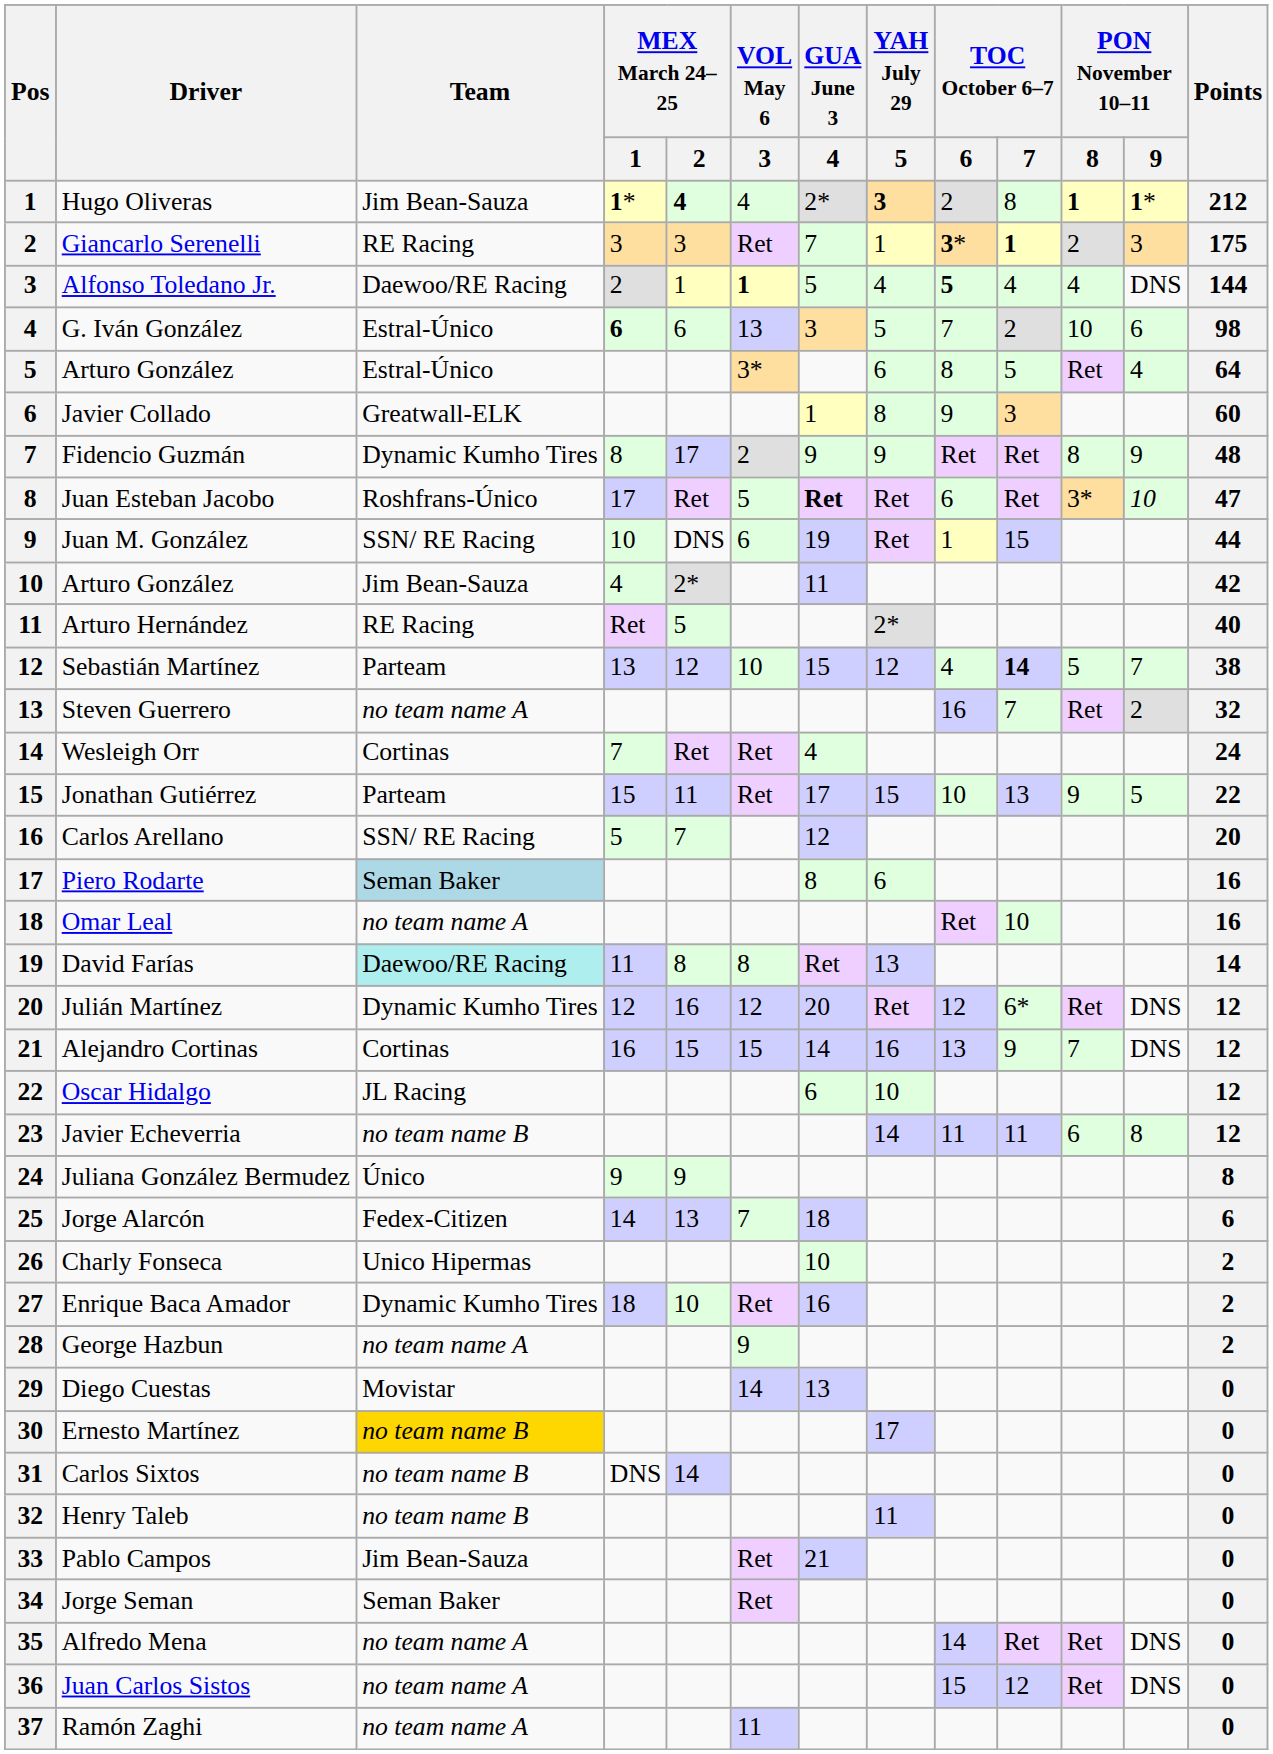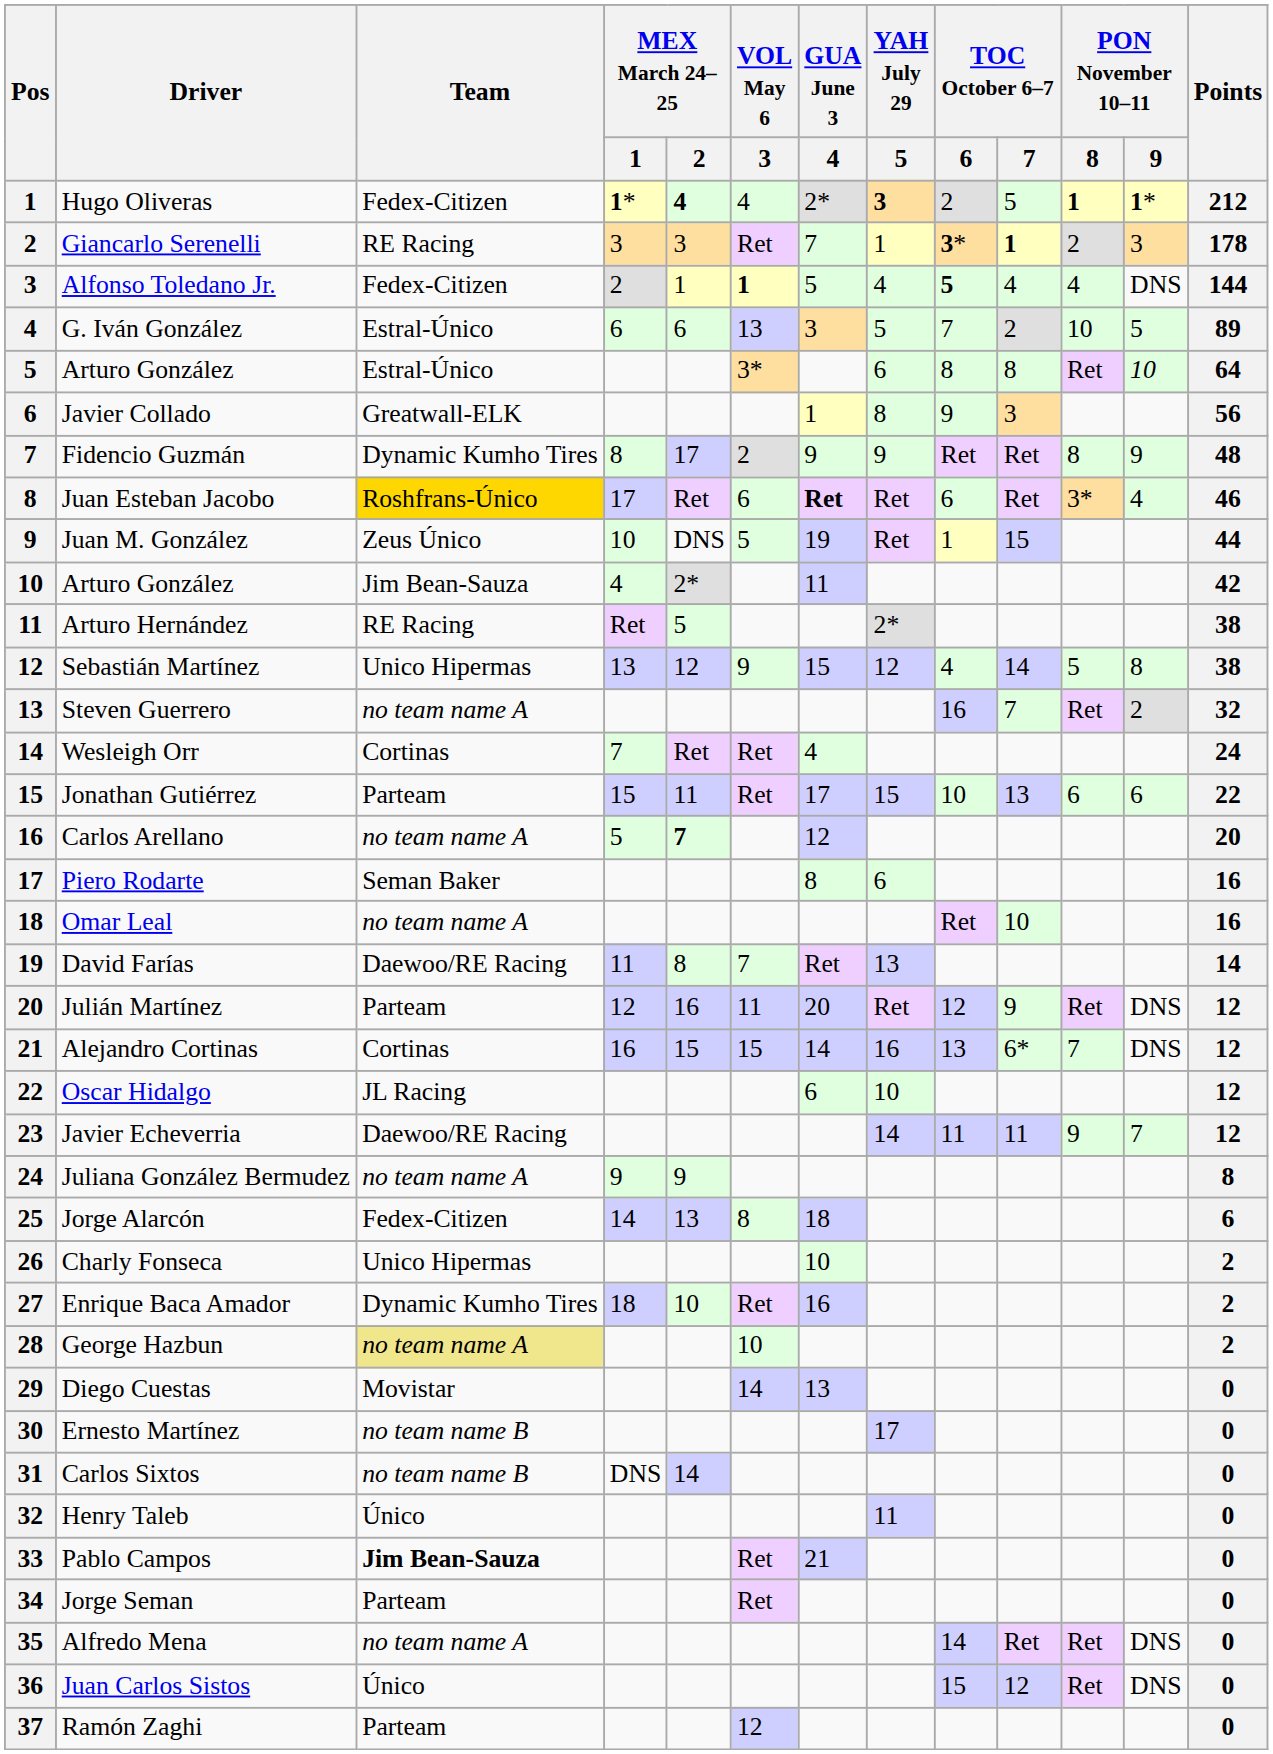(445, 200) Jim Bean-Sauza -> (435, 200) Fedex-Citizen
(1010, 200) 8 -> (1010, 200) 5
(1228, 243) 175 -> (1228, 243) 178
(465, 285) Daewoo/RE Racing -> (435, 285) Fedex-Citizen
(616, 328) bold -> (616, 328) normal
(1137, 328) 6 -> (1137, 328) 5
(1228, 328) 98 -> (1228, 328) 89
(1010, 370) 5 -> (1010, 370) 8
(1137, 370) 4 -> (1143, 370) 10
(1228, 412) 60 -> (1228, 412) 56
(450, 497) no background -> (450, 497) gold background
(743, 497) 5 -> (743, 497) 6
(1143, 497) 10 -> (1137, 497) 4
(1228, 497) 47 -> (1228, 497) 46
(448, 540) SSN/ RE Racing -> (422, 540) Zeus Único
(743, 540) 6 -> (743, 540) 5
(1228, 624) 40 -> (1228, 624) 38
(404, 667) Parteam -> (447, 667) Unico Hipermas
(750, 667) 10 -> (743, 667) 9
(1017, 667) bold -> (1017, 667) normal
(1137, 667) 7 -> (1137, 667) 8
(1073, 794) 9 -> (1073, 794) 6
(1137, 794) 5 -> (1137, 794) 6
(448, 836) SSN/ RE Racing -> (445, 836) no team name A
(680, 836) normal -> (680, 836) bold
(431, 879) lightblue background -> (431, 879) no background
(465, 964) paleturquoise background -> (465, 964) no background
(743, 964) 8 -> (743, 964) 7
(480, 1006) Dynamic Kumho Tires -> (404, 1006) Parteam
(750, 1006) 12 -> (749, 1006) 11
(1017, 1006) 6* -> (1010, 1006) 9
(1010, 1048) 9 -> (1017, 1048) 6*
(445, 1133) no team name B -> (465, 1133) Daewoo/RE Racing
(1073, 1133) 6 -> (1073, 1133) 9
(1137, 1133) 8 -> (1137, 1133) 7
(394, 1176) Único -> (445, 1176) no team name A
(743, 1218) 7 -> (743, 1218) 8
(445, 1345) no background -> (445, 1345) khaki background
(743, 1345) 9 -> (750, 1345) 10
(445, 1430) gold background -> (445, 1430) no background
(445, 1515) no team name B -> (394, 1515) Único
(445, 1557) normal -> (451, 1557) bold
(431, 1600) Seman Baker -> (404, 1600) Parteam
(445, 1685) no team name A -> (394, 1685) Único
(445, 1727) no team name A -> (404, 1727) Parteam
(749, 1727) 11 -> (750, 1727) 12
